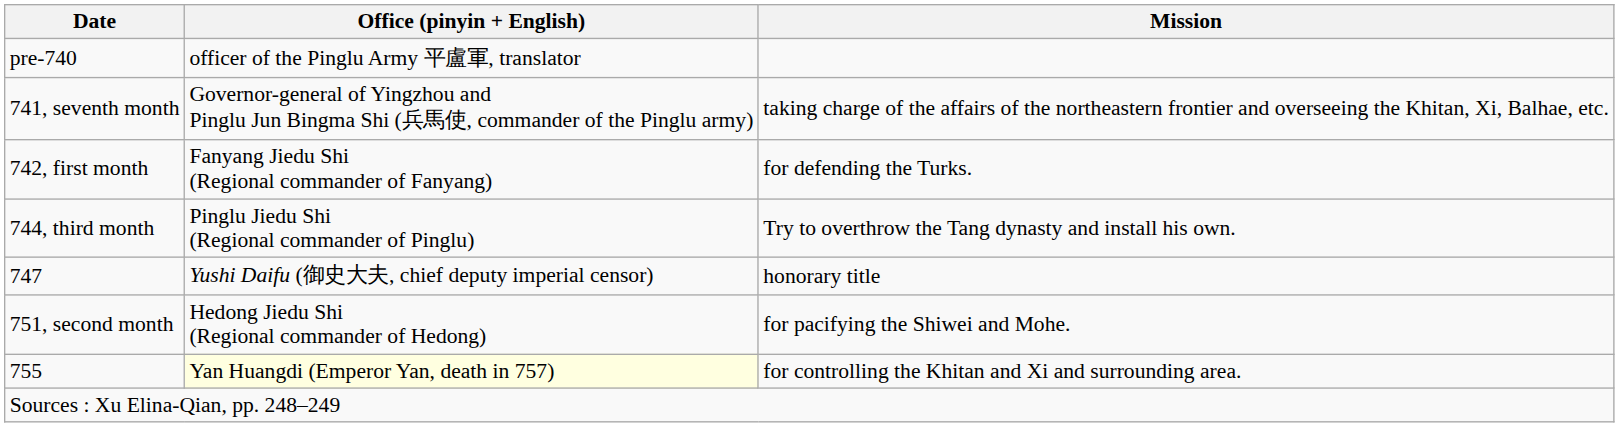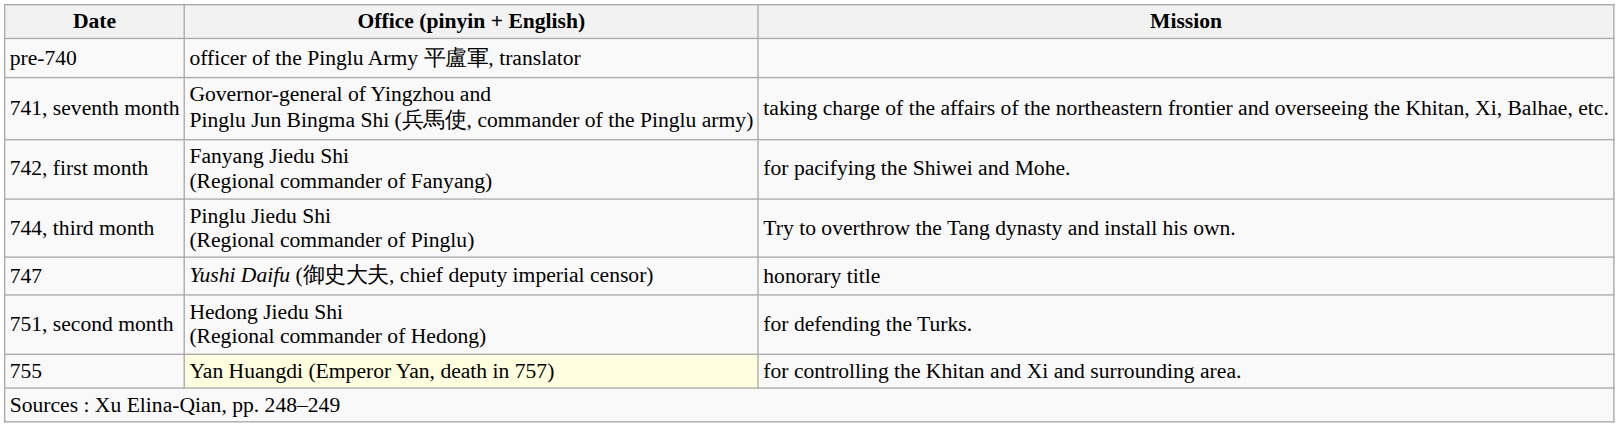(868, 168) for defending the Turks. -> (917, 168) for pacifying the Shiwei and Mohe.
(917, 324) for pacifying the Shiwei and Mohe. -> (868, 324) for defending the Turks.
